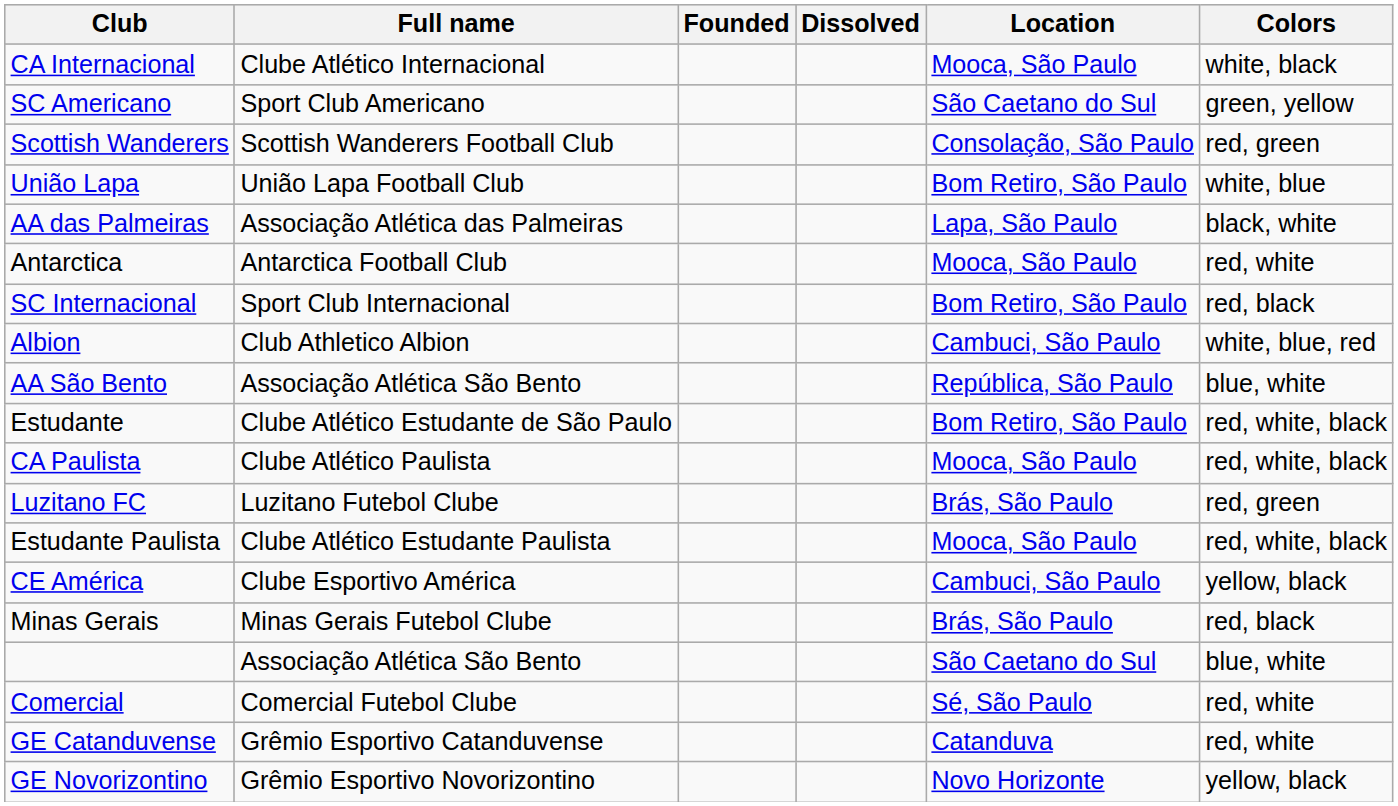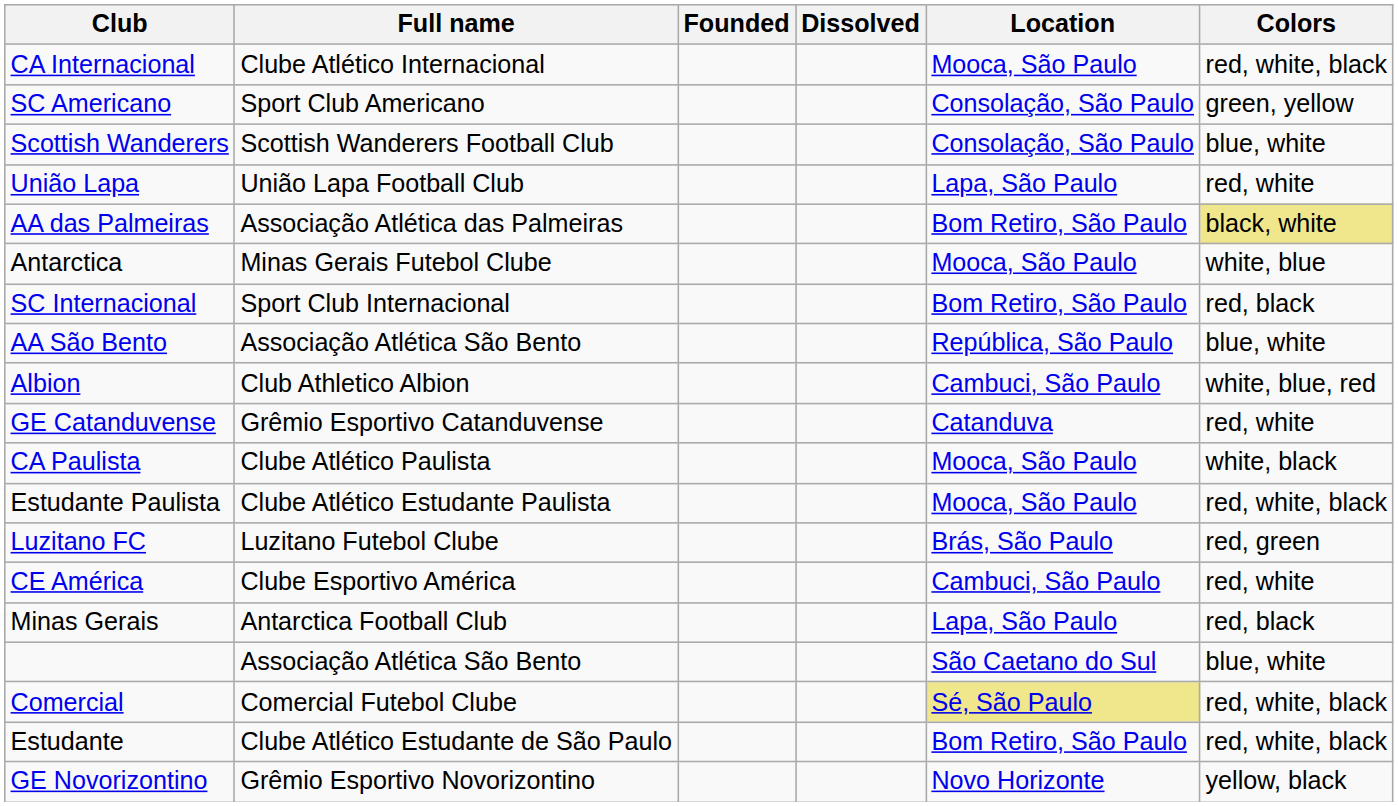(1271, 64) white, black -> (1296, 64) red, white, black
(1044, 104) São Caetano do Sul -> (1063, 104) Consolação, São Paulo
(1263, 143) red, green -> (1266, 143) blue, white
(1059, 183) Bom Retiro, São Paulo -> (1024, 183) Lapa, São Paulo
(1266, 183) white, blue -> (1260, 183) red, white
(1024, 223) Lapa, São Paulo -> (1059, 223) Bom Retiro, São Paulo
(1271, 223) no background -> (1271, 223) khaki background
(374, 263) Antarctica Football Club -> (396, 263) Minas Gerais Futebol Clube
(1260, 263) red, white -> (1266, 263) white, blue
rows swapped: (89, 382) <-> (45, 343)
rows swapped: (67, 422) <-> (113, 741)
(1296, 462) red, white, black -> (1271, 462) white, black
rows swapped: (115, 542) <-> (78, 502)
(1276, 582) yellow, black -> (1260, 582) red, white
(396, 622) Minas Gerais Futebol Clube -> (374, 622) Antarctica Football Club
(1022, 622) Brás, São Paulo -> (1024, 622) Lapa, São Paulo
(1012, 701) no background -> (1012, 701) khaki background
(1260, 701) red, white -> (1296, 701) red, white, black
